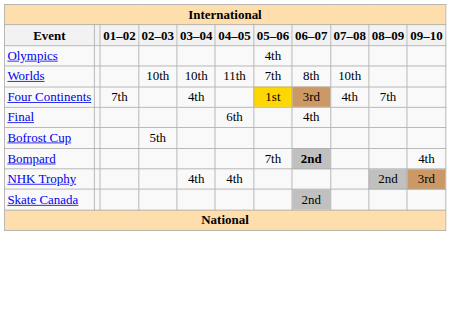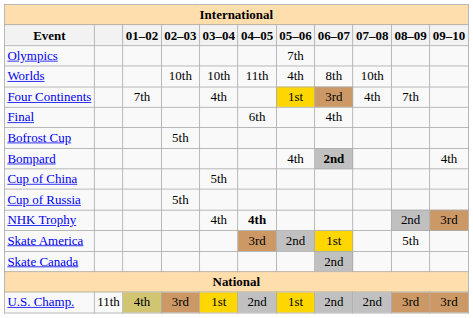(273, 55) 4th -> (295, 55) 7th
(273, 76) 7th -> (295, 76) 4th
(273, 158) 7th -> (295, 158) 4th
+ row: (42, 179)
+ row: (44, 199)
(235, 179) normal -> (257, 220) bold
+ row: (45, 240)
+ row: (41, 302)
